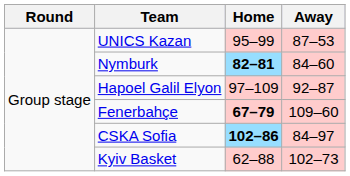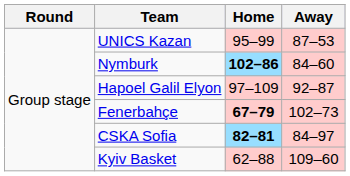(254, 64) 82–81 -> (254, 64) 102–86
(313, 112) 109–60 -> (313, 112) 102–73
(254, 136) 102–86 -> (254, 136) 82–81
(313, 160) 102–73 -> (313, 160) 109–60
